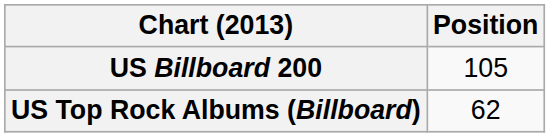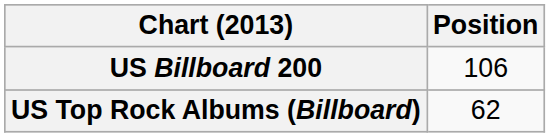(486, 68) 105 -> (486, 68) 106
